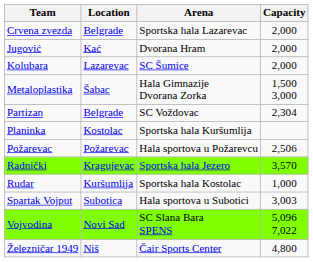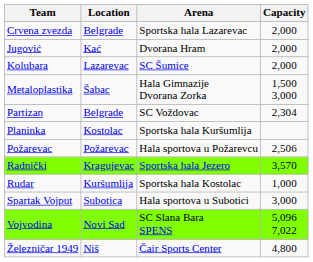(284, 200) 3,003 -> (284, 200) 3,000
